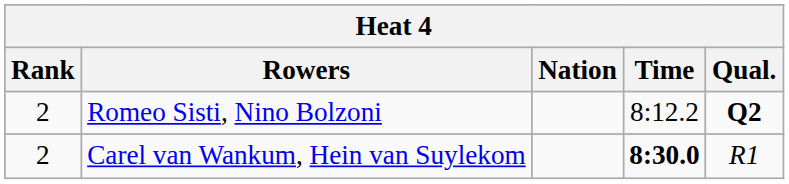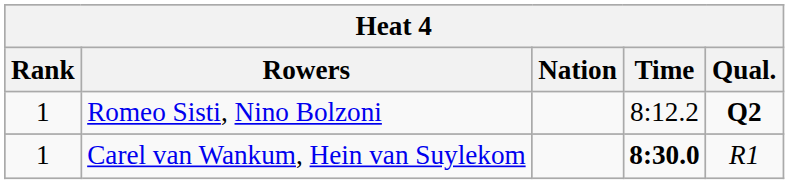(43, 112) 2 -> (43, 112) 1
(43, 155) 2 -> (43, 155) 1
